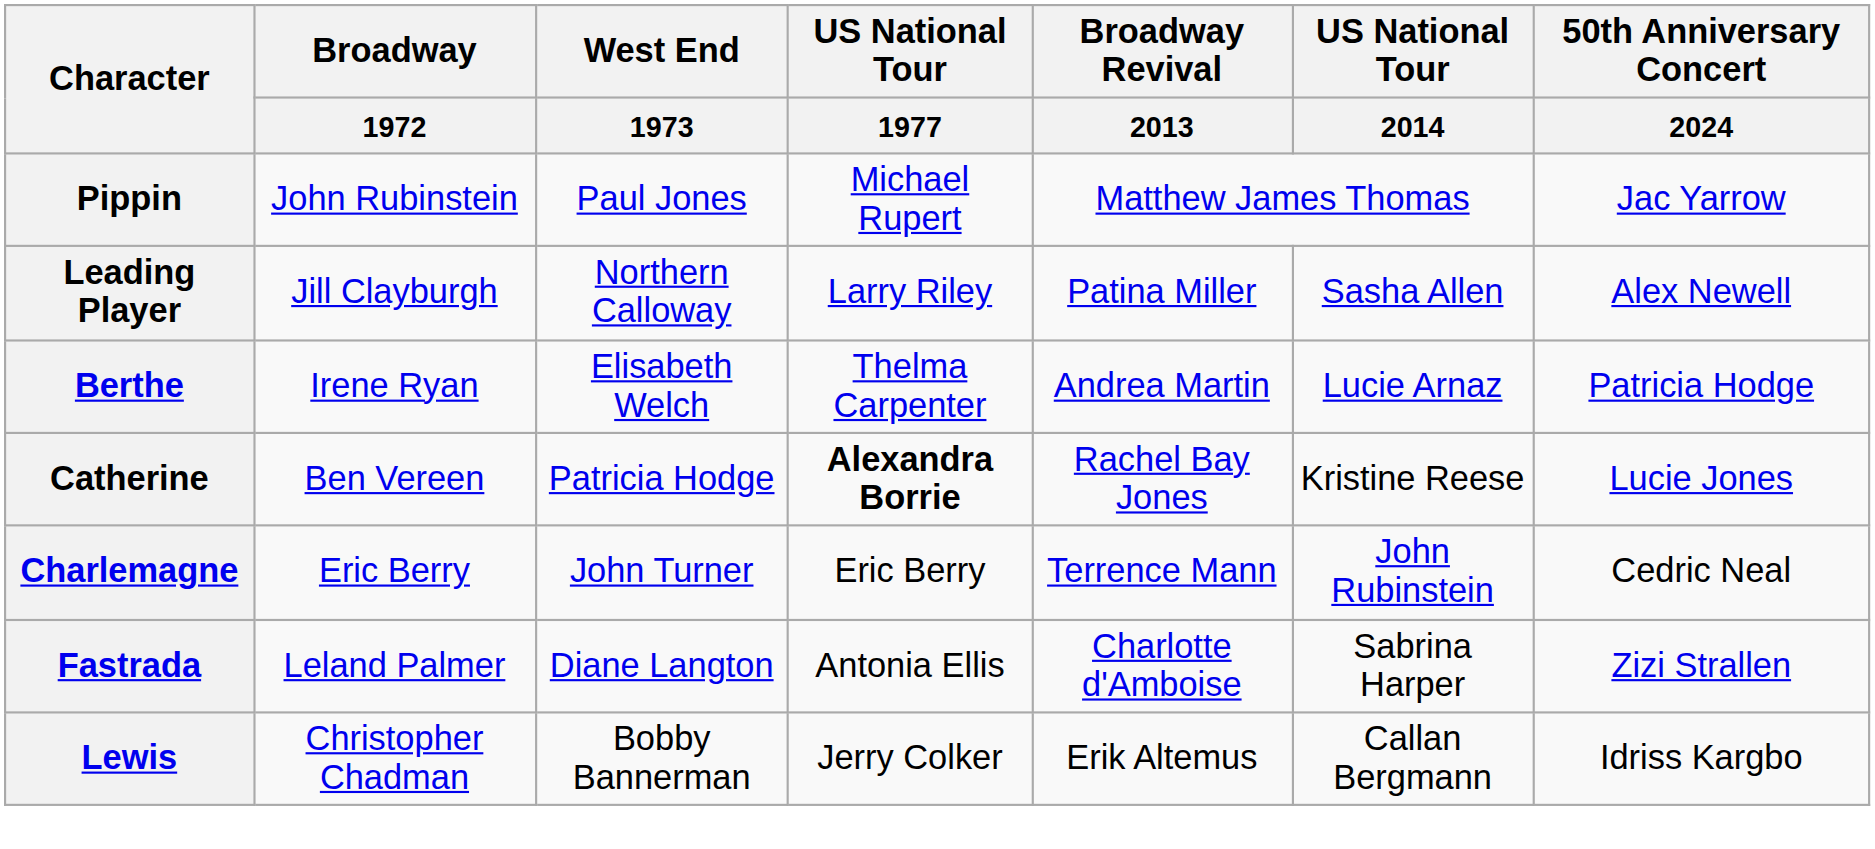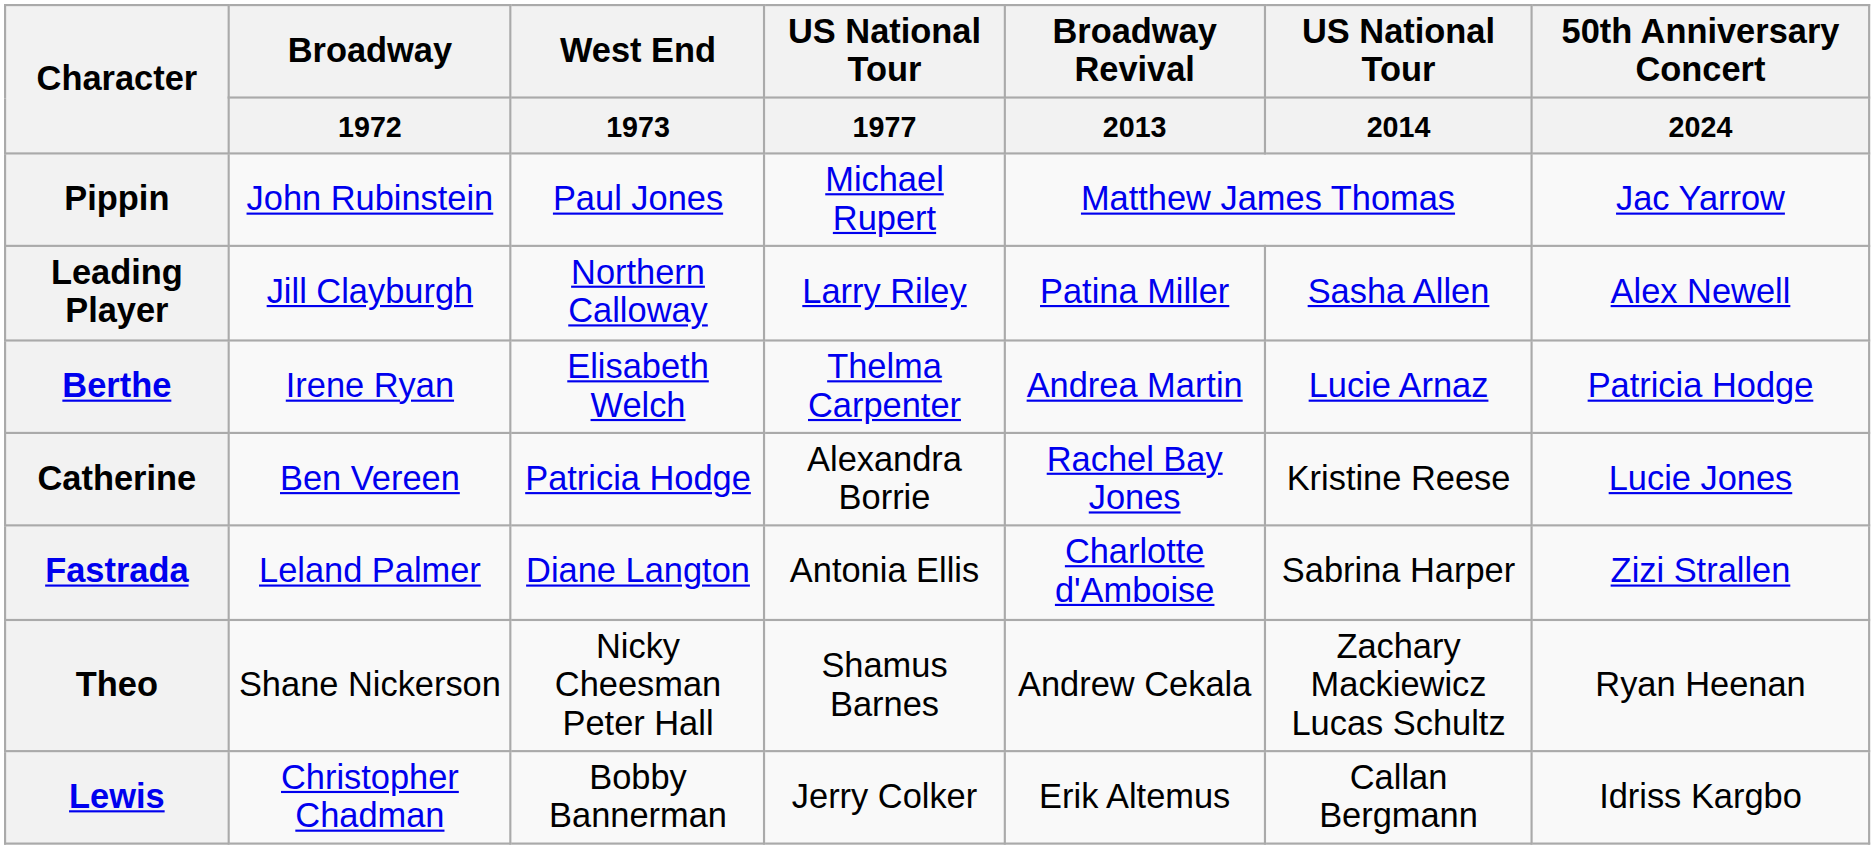(910, 478) bold -> (885, 478) normal
- row: (129, 571)
+ row: (117, 684)
